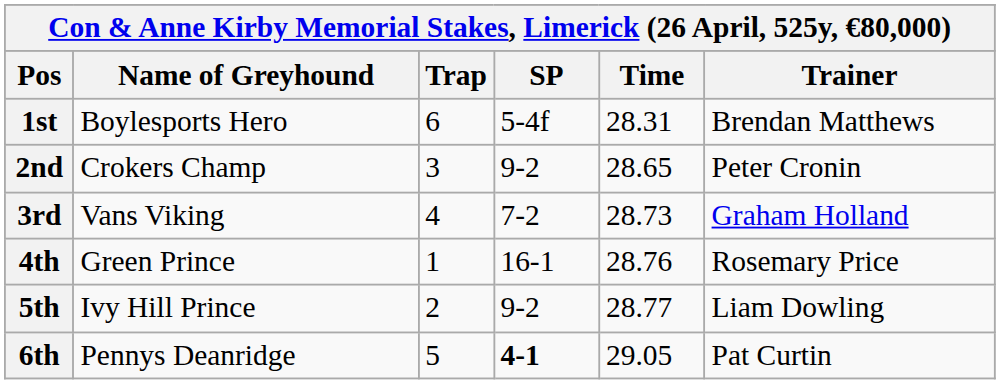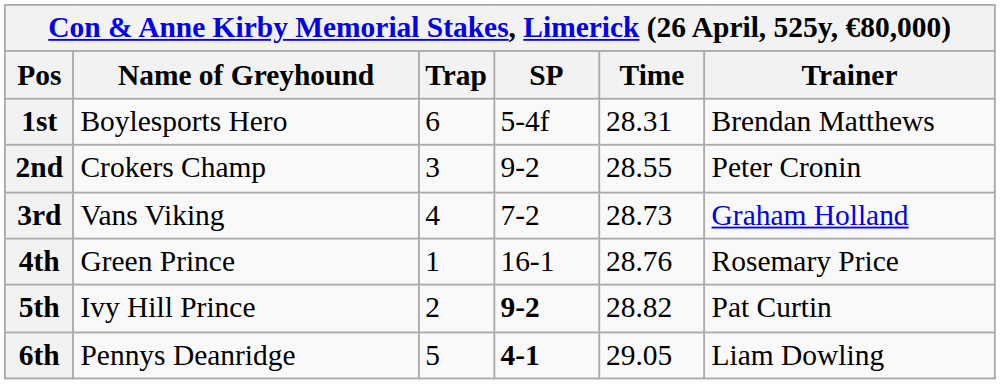(639, 167) 28.65 -> (639, 167) 28.55
(520, 307) normal -> (520, 307) bold
(639, 307) 28.77 -> (639, 307) 28.82
(798, 307) Liam Dowling -> (772, 307) Pat Curtin
(772, 354) Pat Curtin -> (798, 354) Liam Dowling
